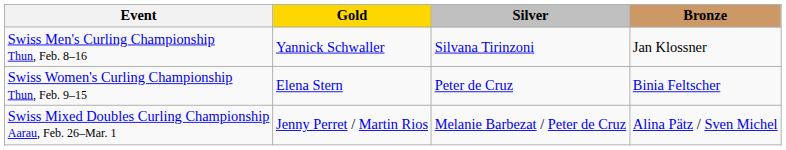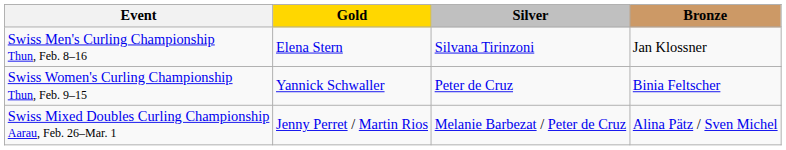(330, 46) Yannick Schwaller -> (309, 46) Elena Stern
(309, 85) Elena Stern -> (330, 85) Yannick Schwaller
